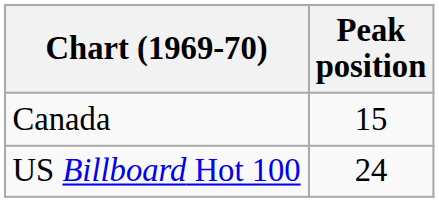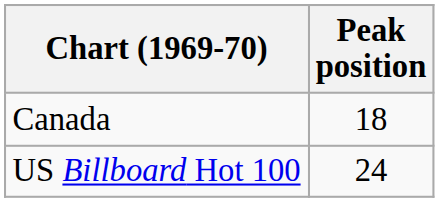(371, 118) 15 -> (371, 118) 18
